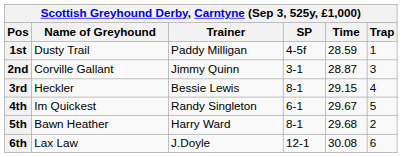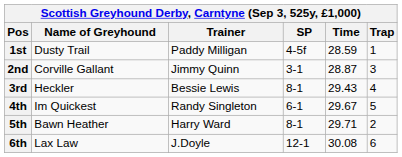(343, 87) 29.15 -> (343, 87) 29.43
(343, 124) 29.68 -> (343, 124) 29.71
